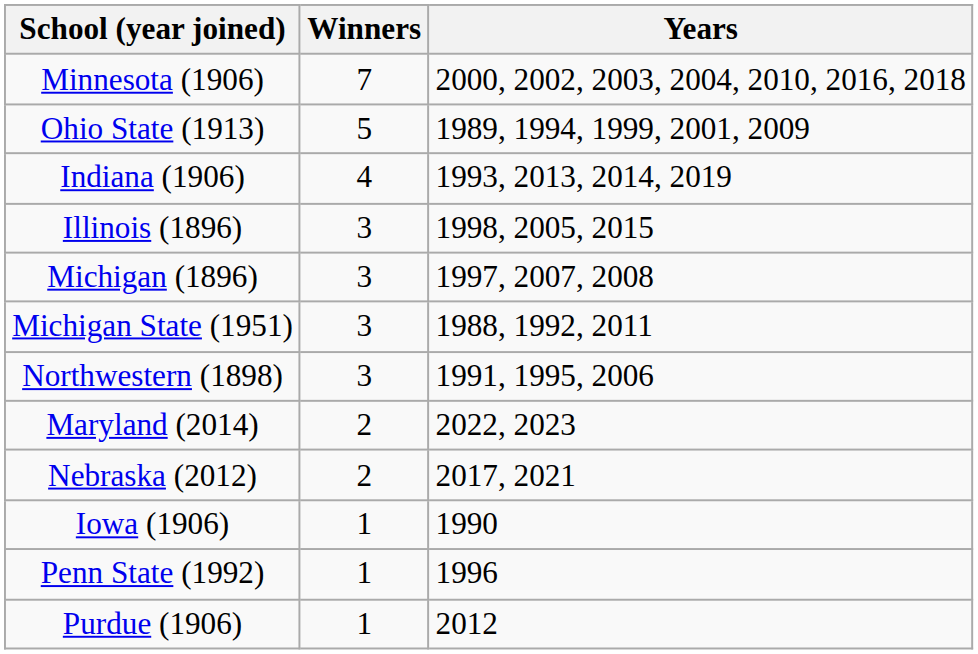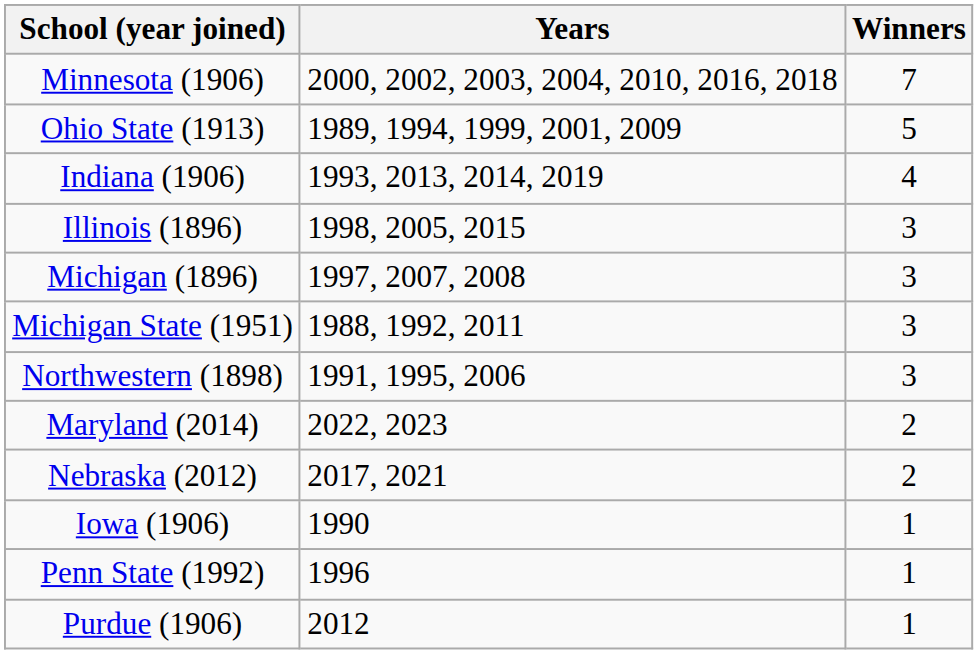columns swapped: (364, 29) <-> (701, 29)
